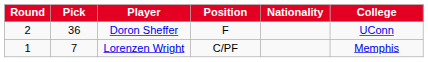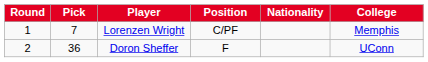rows swapped: (144, 48) <-> (144, 30)
